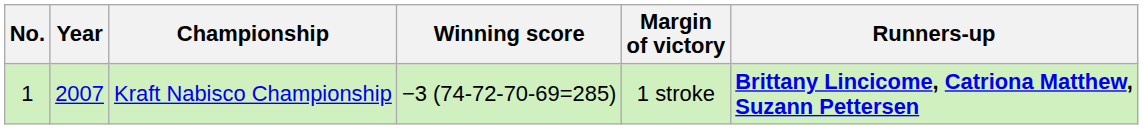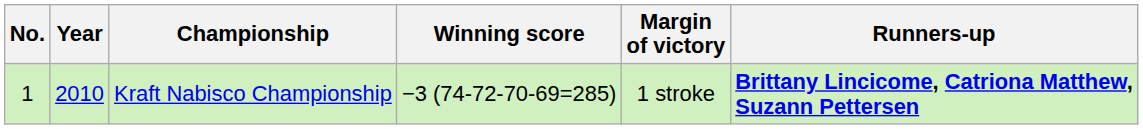(80, 93) 2007 -> (80, 93) 2010
